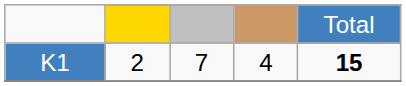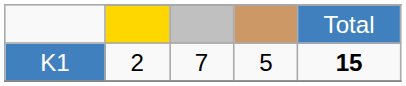(266, 62) 4 -> (266, 62) 5
